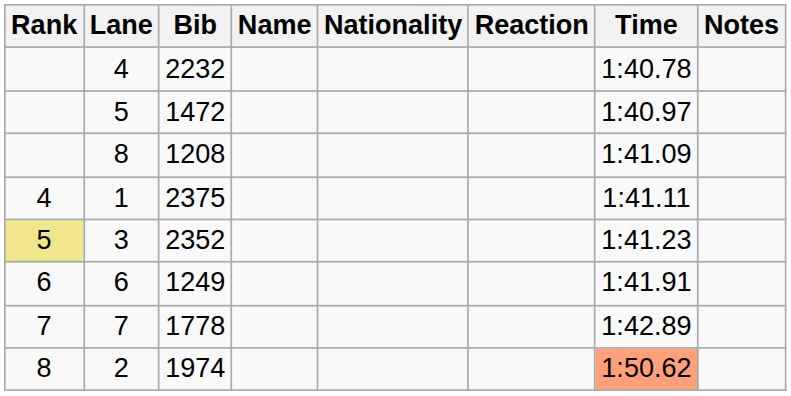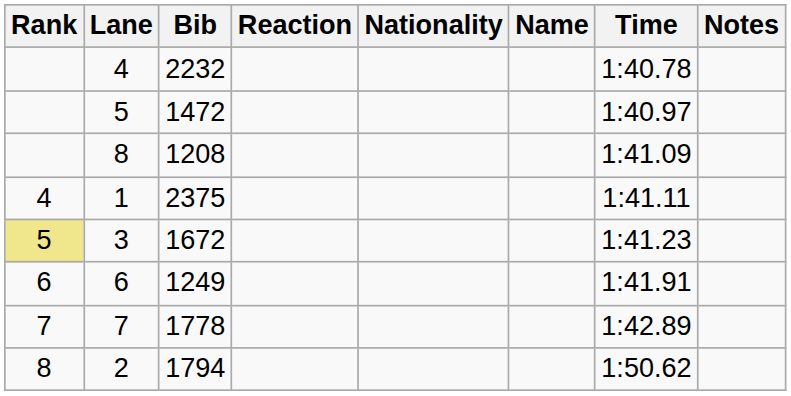columns swapped: (275, 25) <-> (532, 25)
(195, 240) 2352 -> (195, 240) 1672
(195, 369) 1974 -> (195, 369) 1794
(646, 369) lightsalmon background -> (646, 369) no background
